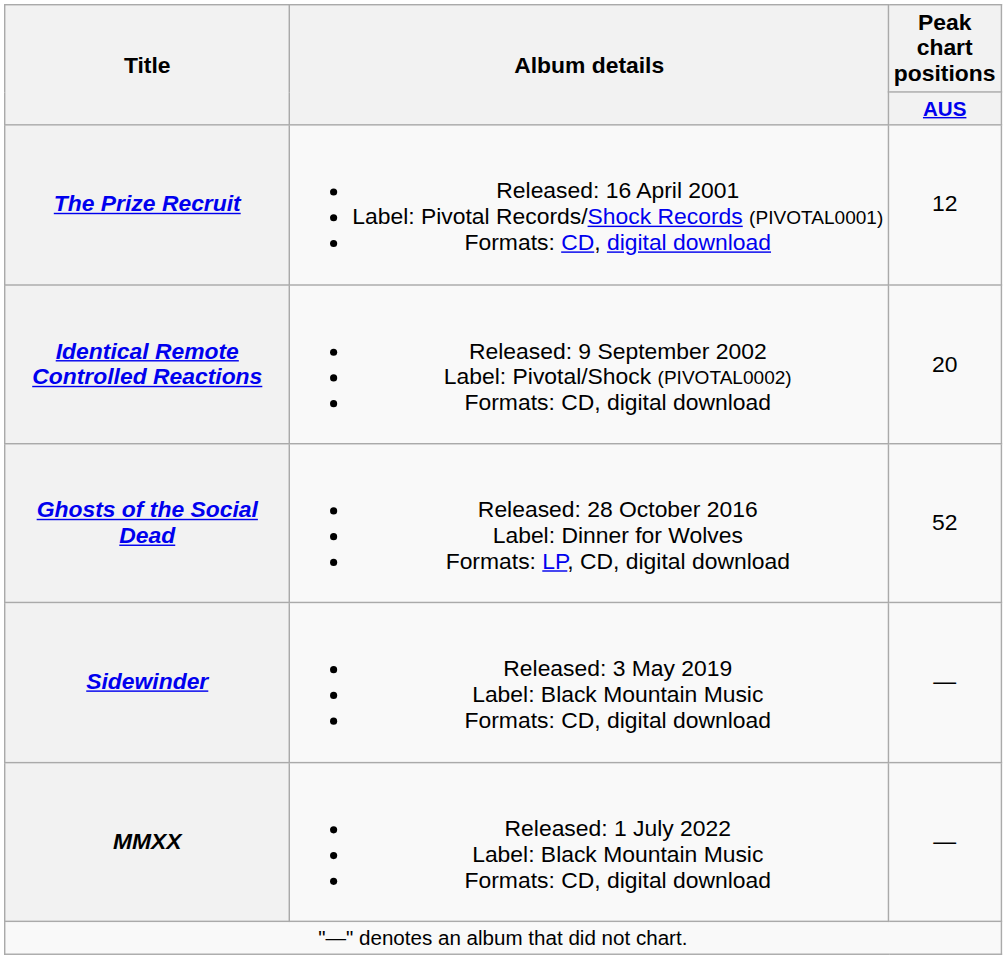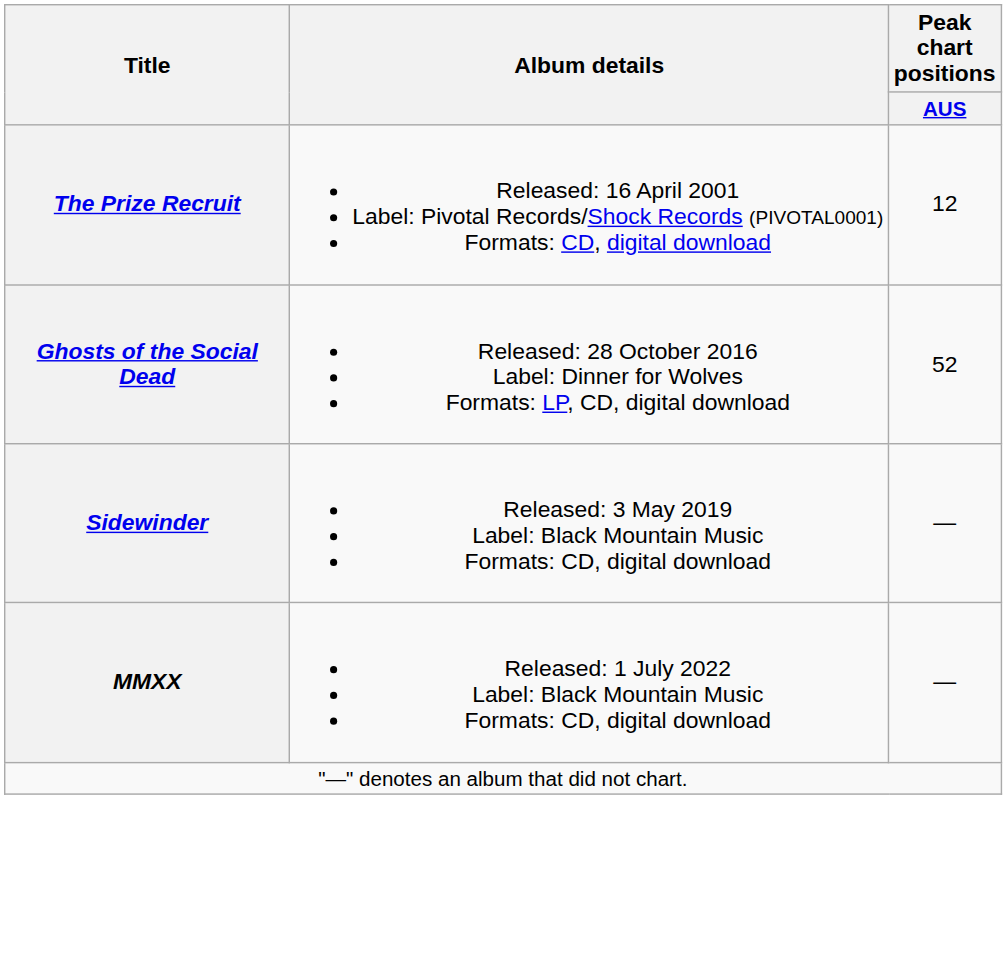- row: (147, 363)
